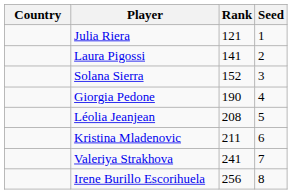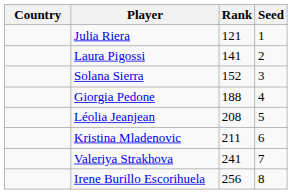(232, 96) 190 -> (232, 96) 188
